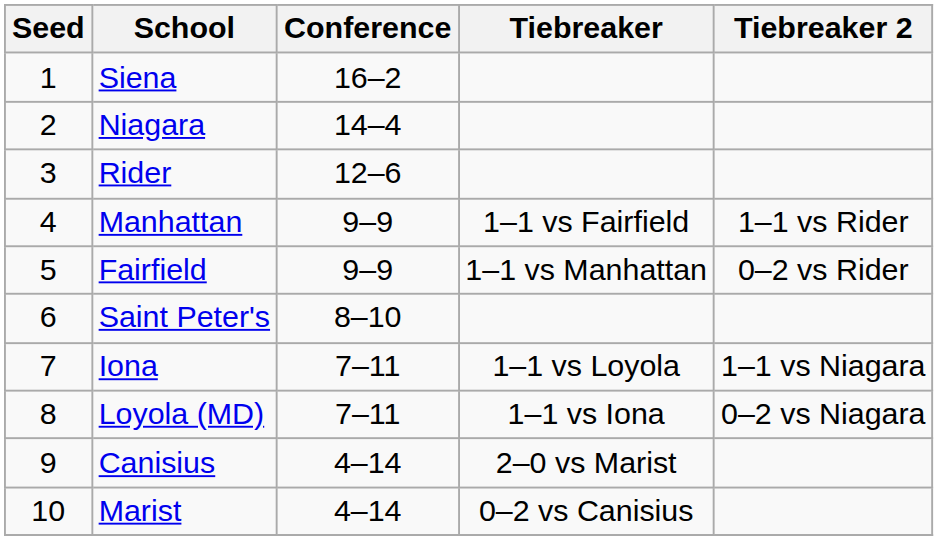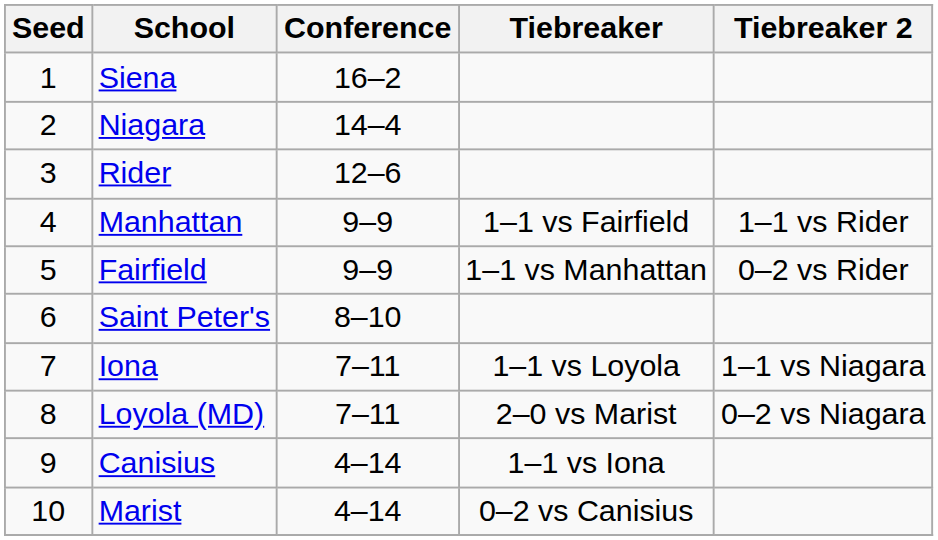(586, 414) 1–1 vs Iona -> (586, 414) 2–0 vs Marist
(586, 462) 2–0 vs Marist -> (586, 462) 1–1 vs Iona
